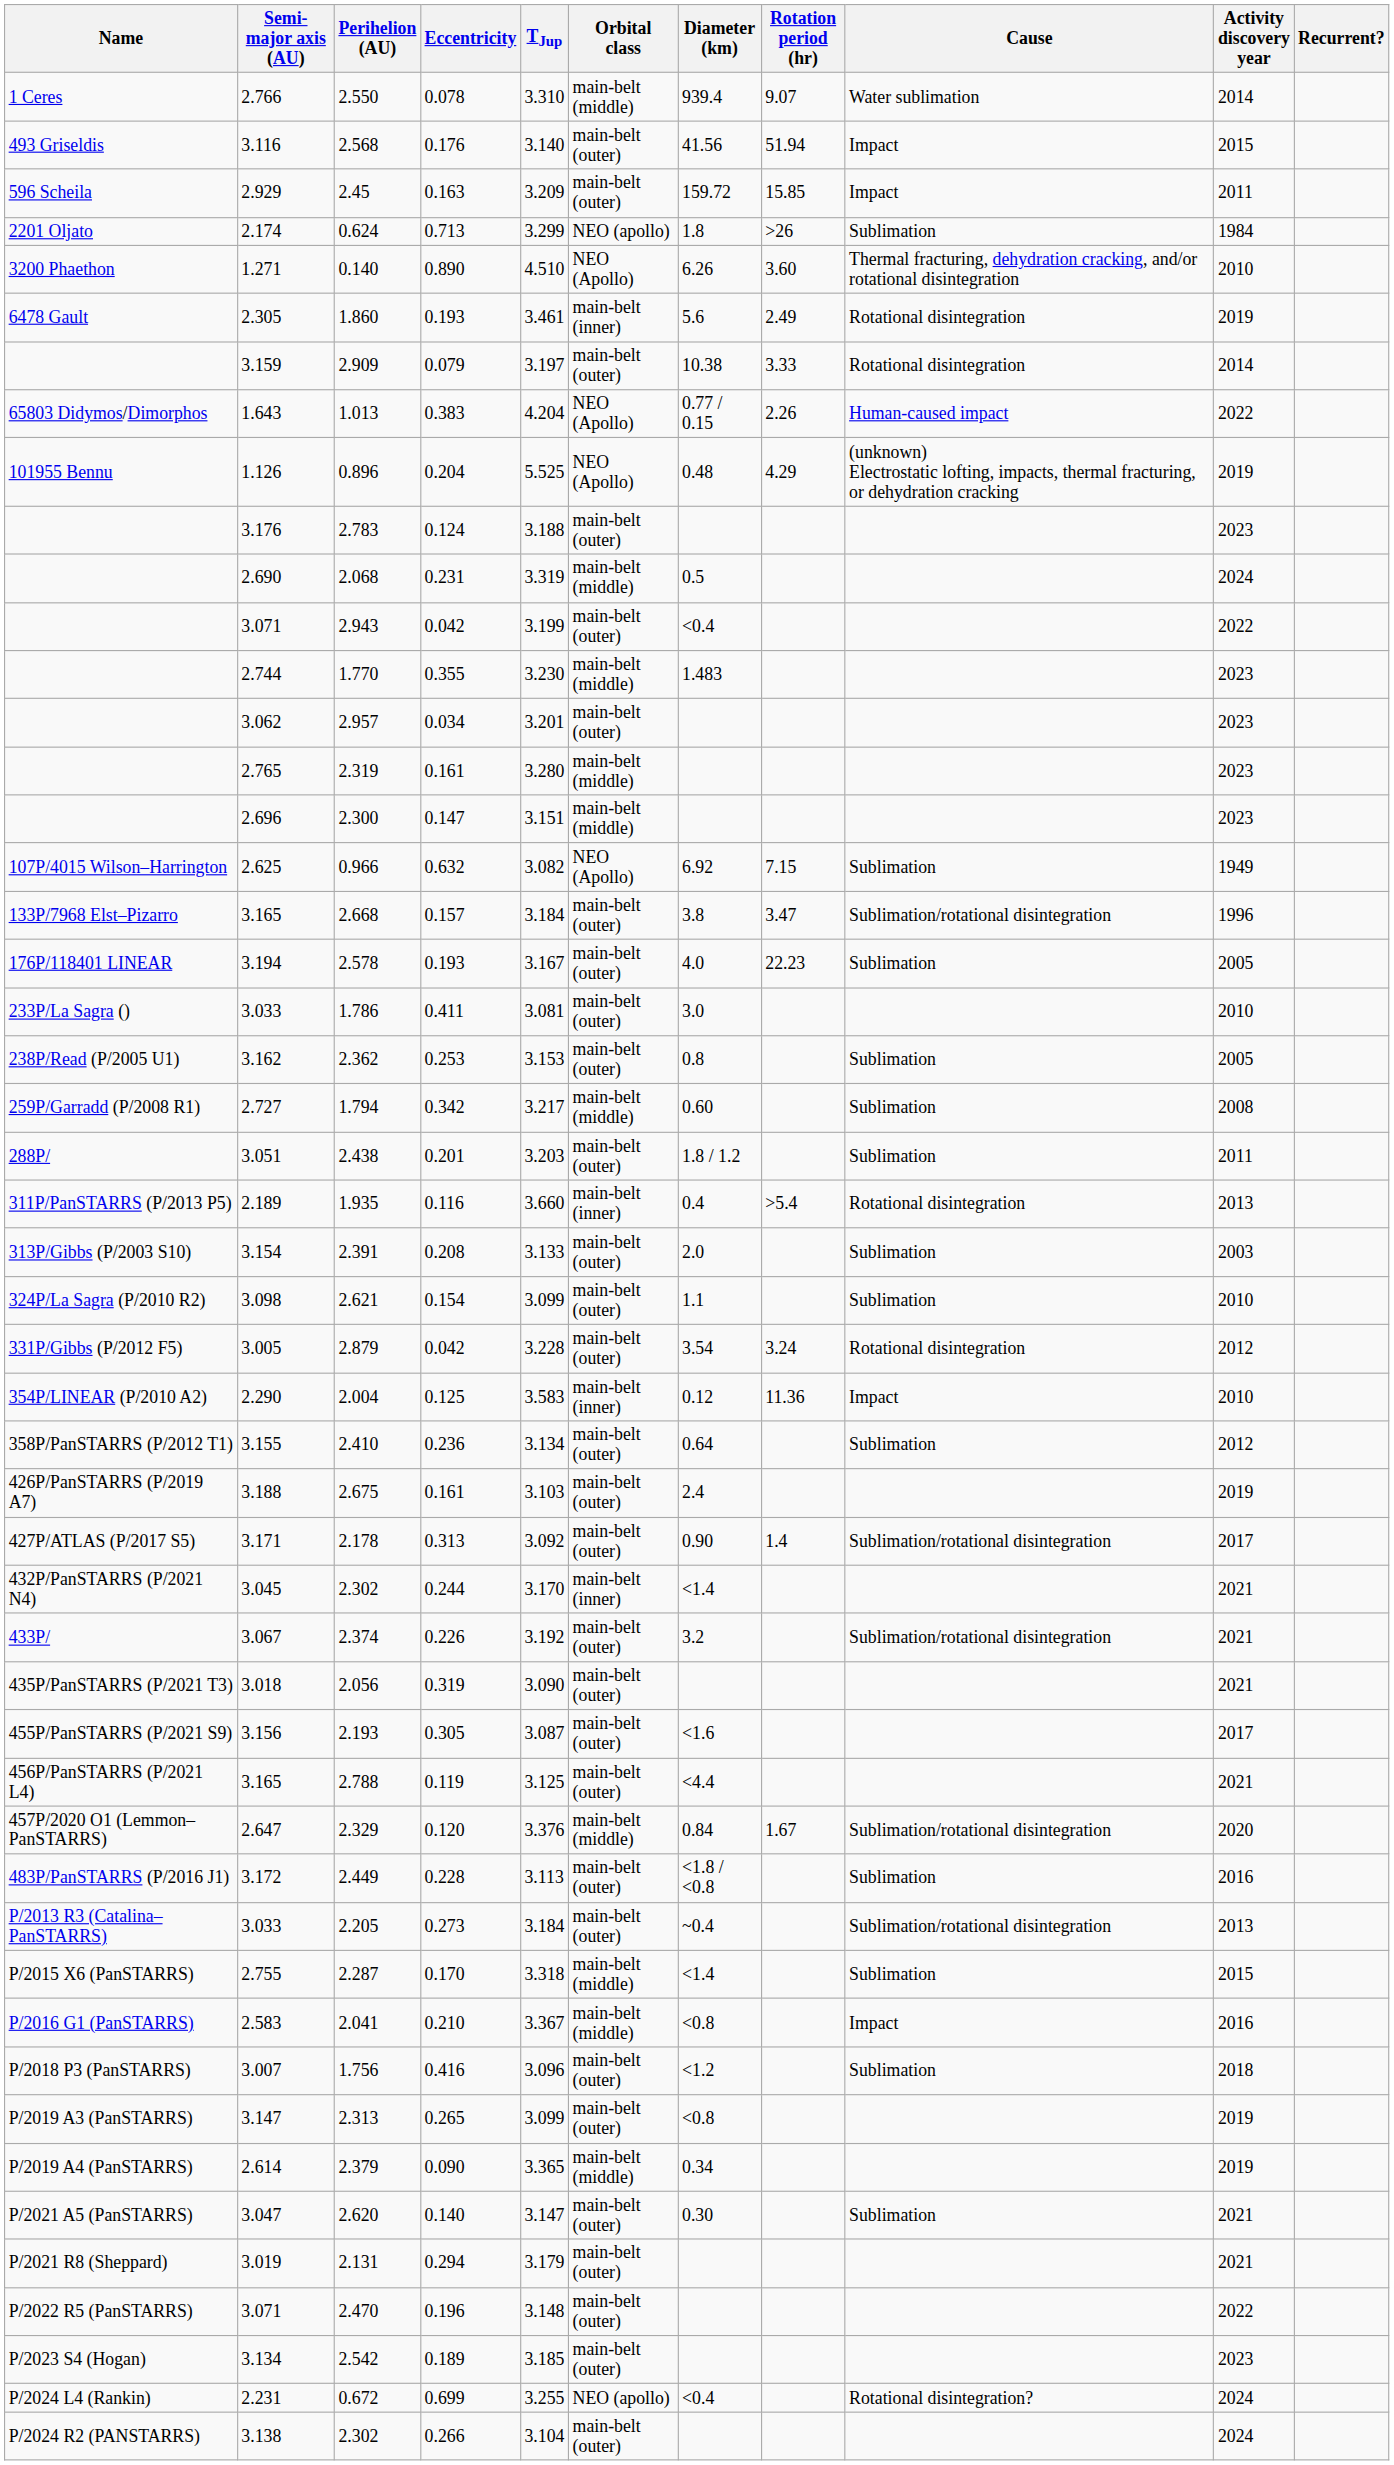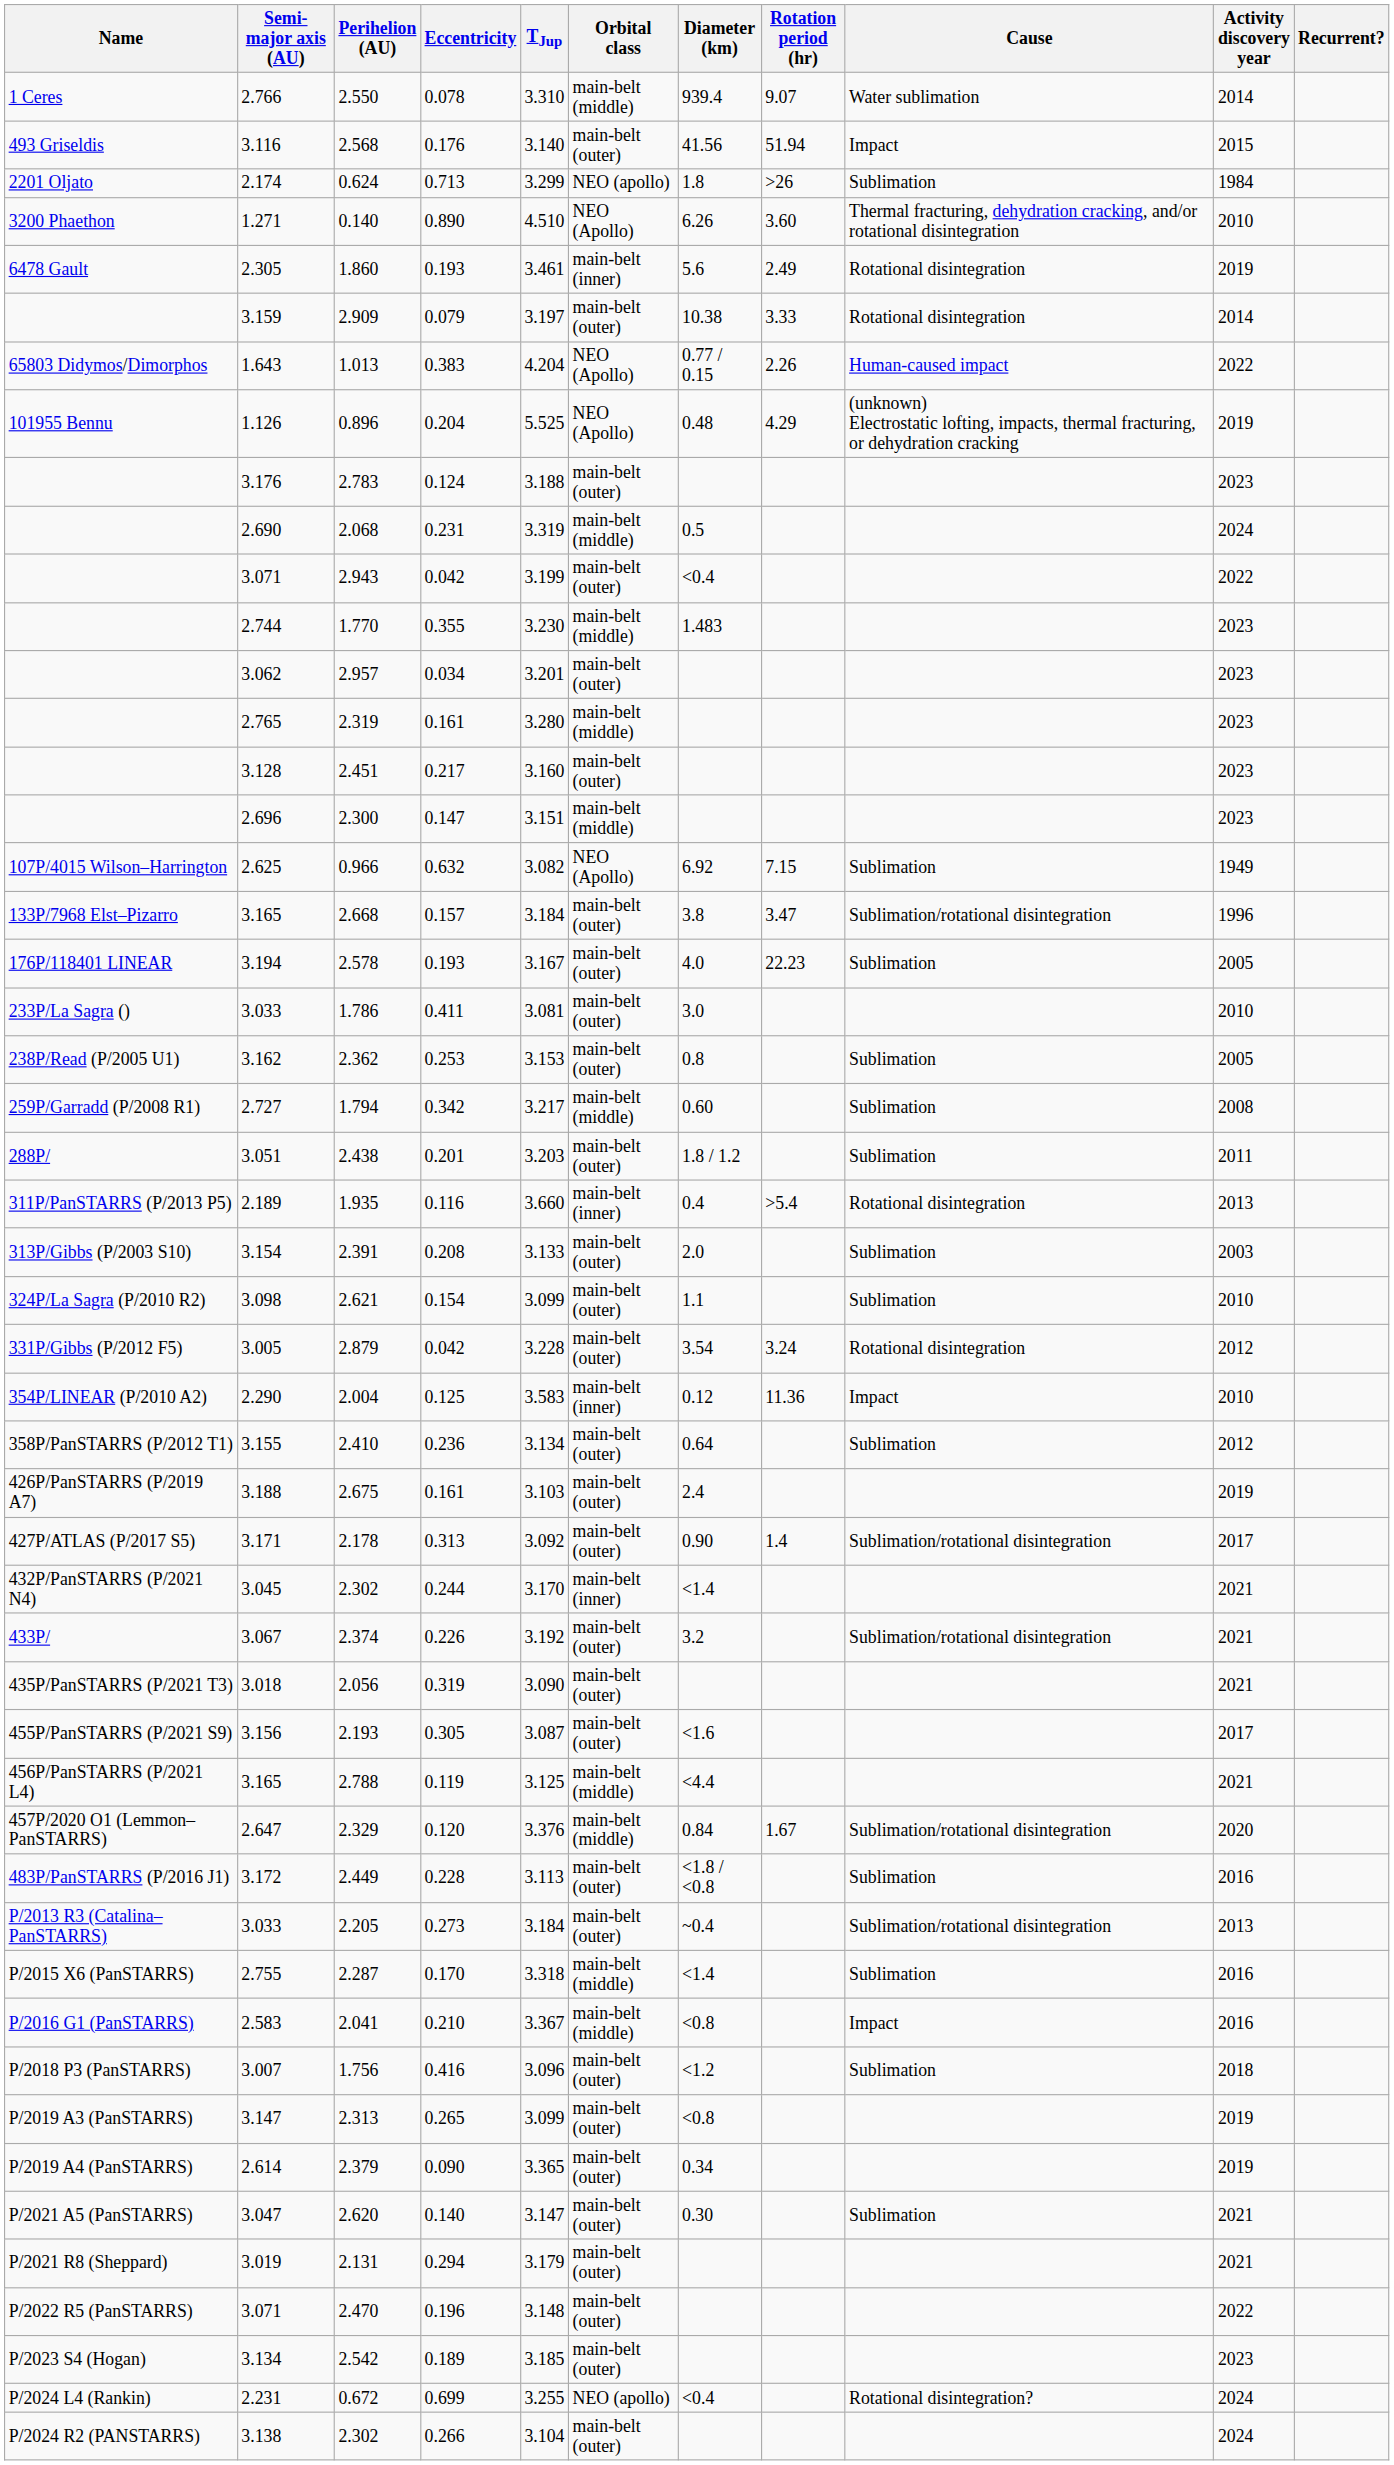- row: (261, 192)
+ row: (261, 770)
(607, 1781) main-belt (outer) -> (607, 1781) main-belt (middle)
(1236, 1974) 2015 -> (1236, 1974) 2016
(607, 2166) main-belt (middle) -> (607, 2166) main-belt (outer)
